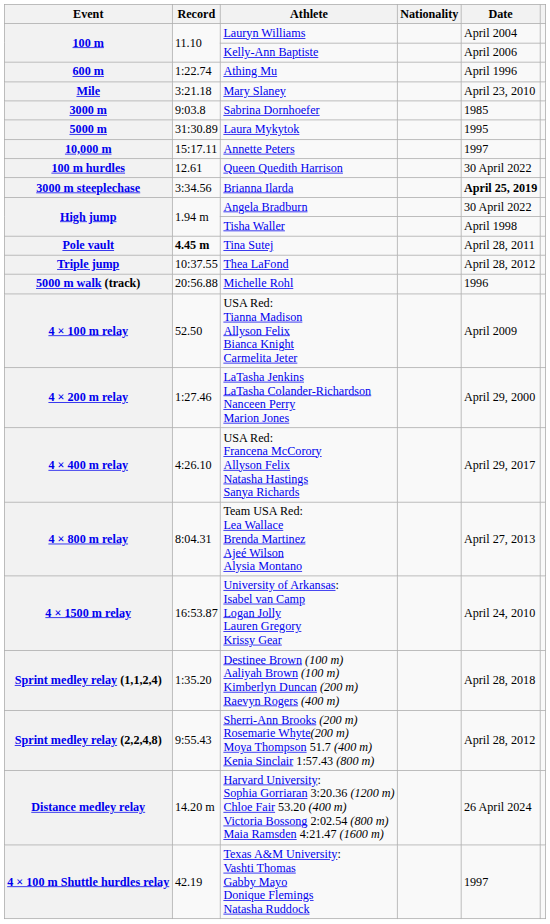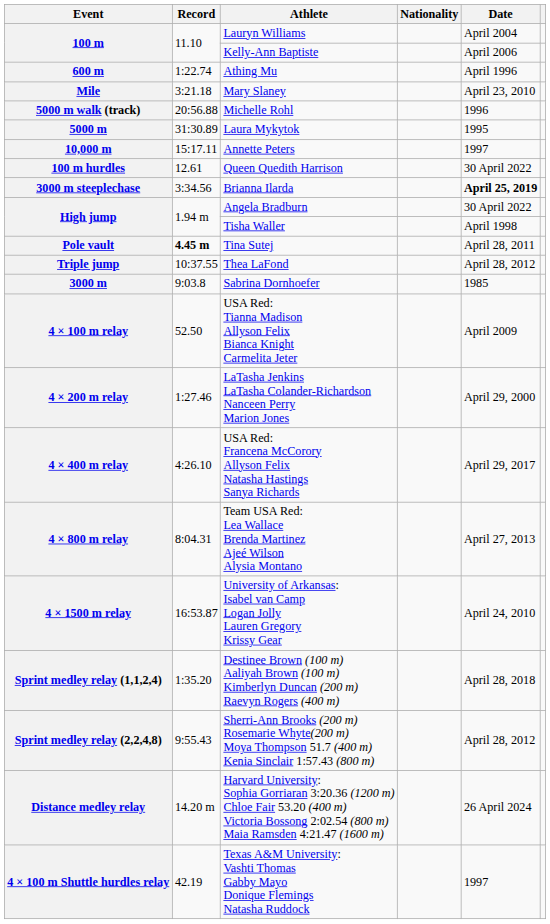rows swapped: (88, 110) <-> (88, 284)
